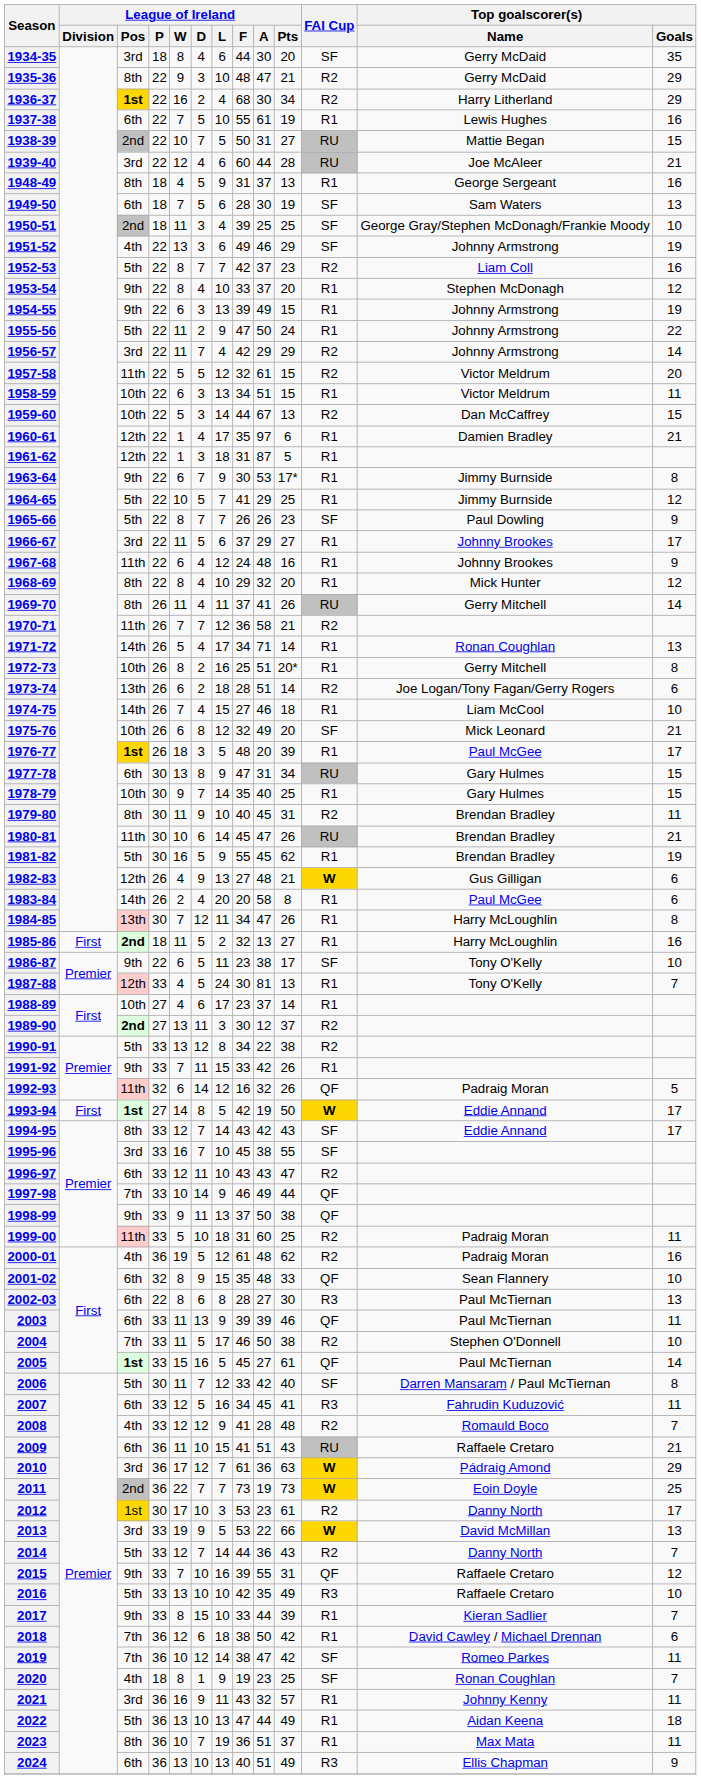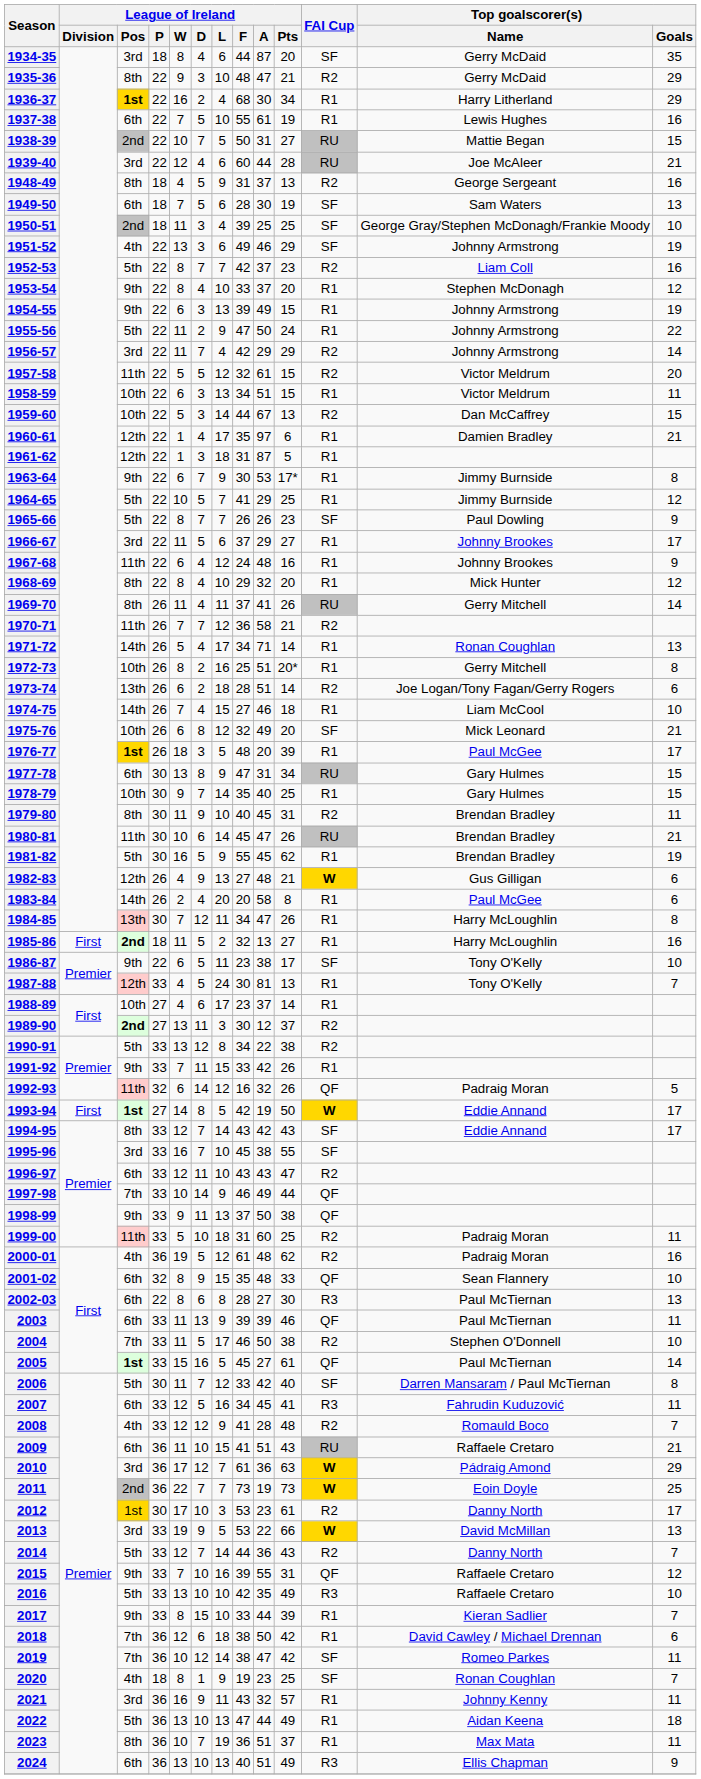(264, 57) 30 -> (264, 57) 87
(329, 99) R2 -> (329, 99) R1
(329, 183) R1 -> (329, 183) R2
